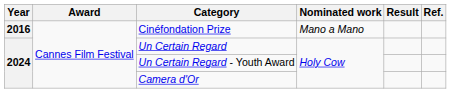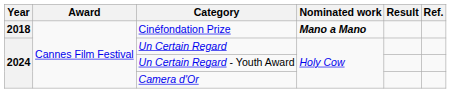(19, 29) 2016 -> (19, 29) 2018
(332, 29) normal -> (333, 29) bold
